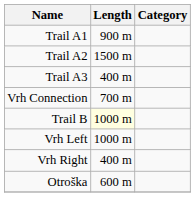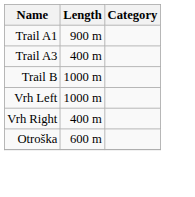- row: (67, 56)
- row: (47, 98)
(113, 119) lightyellow background -> (83, 77) no background
